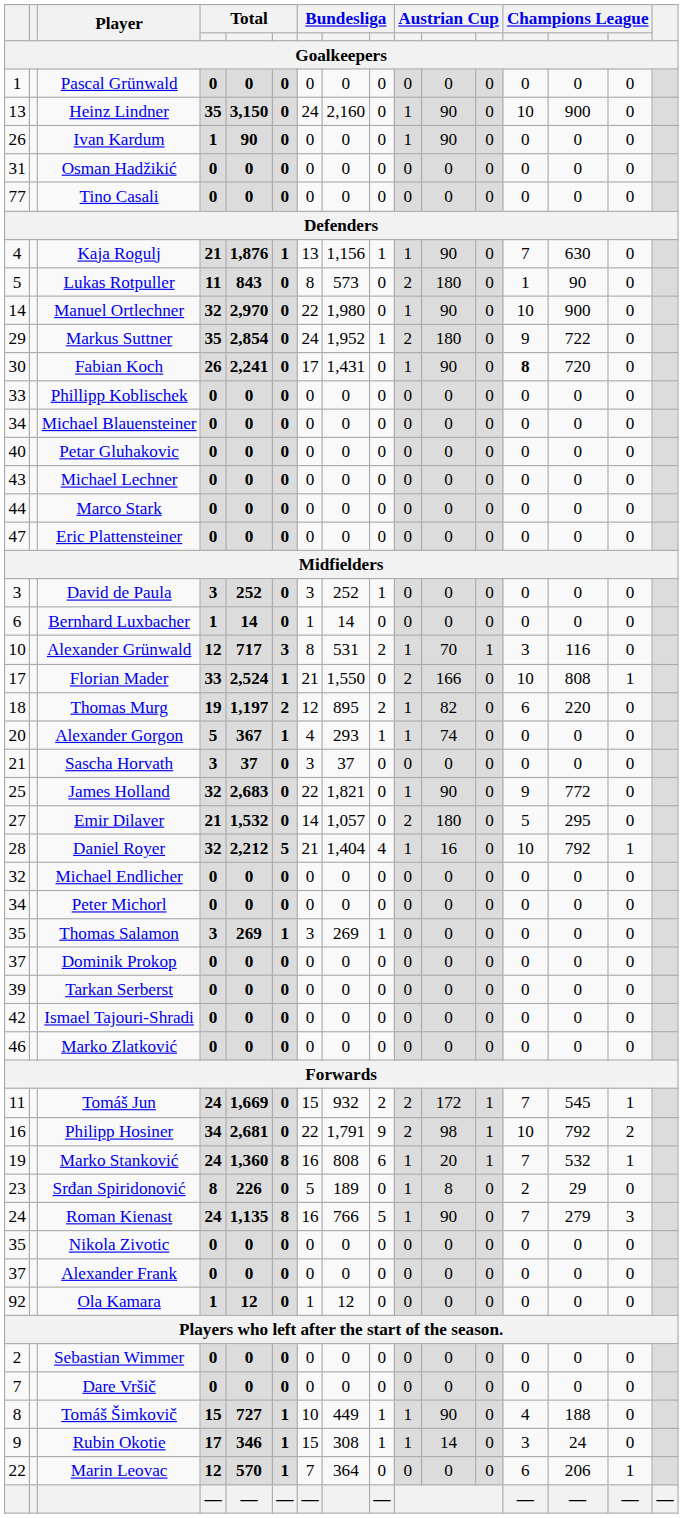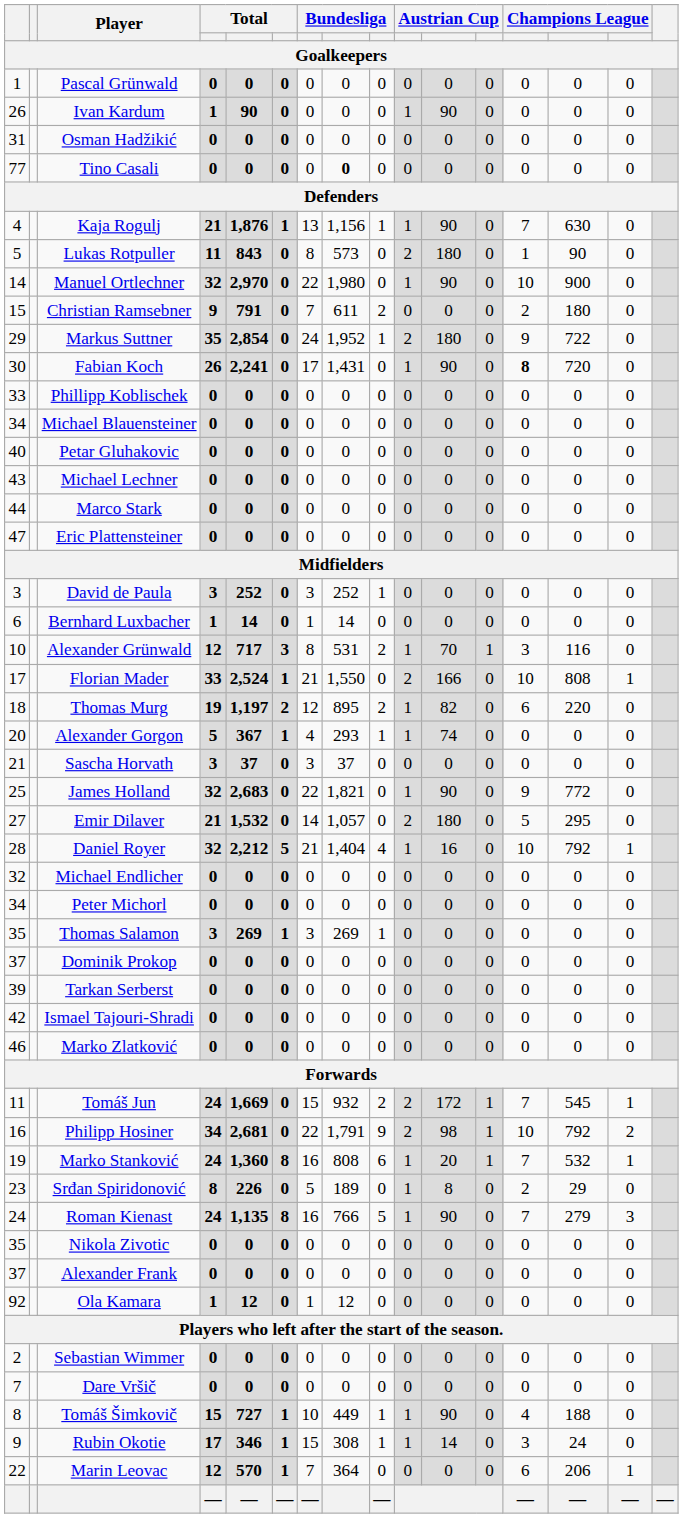- row: (119, 111)
(346, 196) normal -> (346, 168) bold
+ row: (119, 310)
